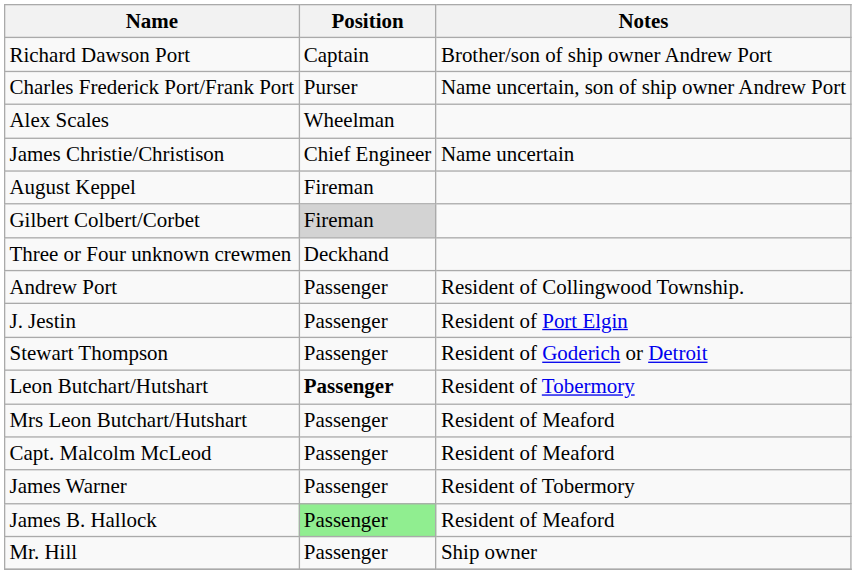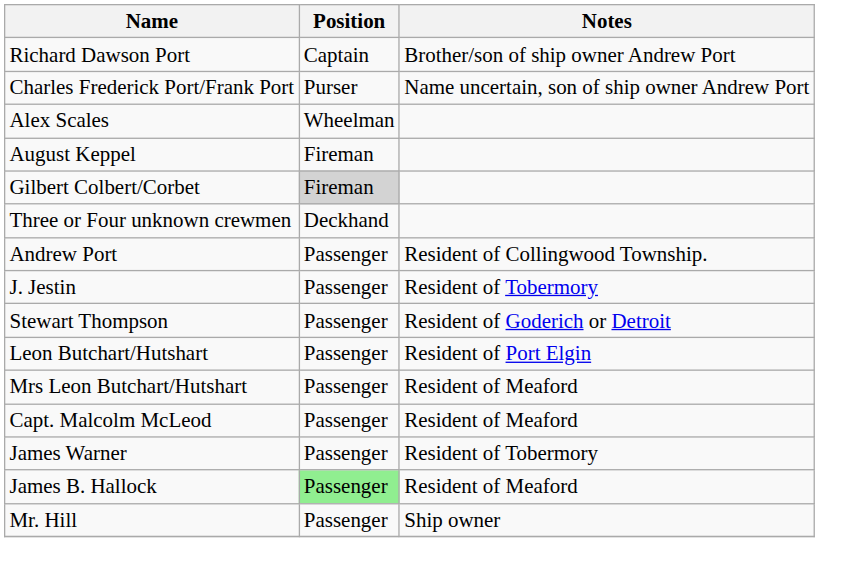- row: (117, 154)
(534, 320) Resident of Port Elgin -> (501, 287) Resident of Tobermory
(349, 386) bold -> (346, 353) normal
(538, 386) Resident of Tobermory -> (498, 353) Resident of Port Elgin
